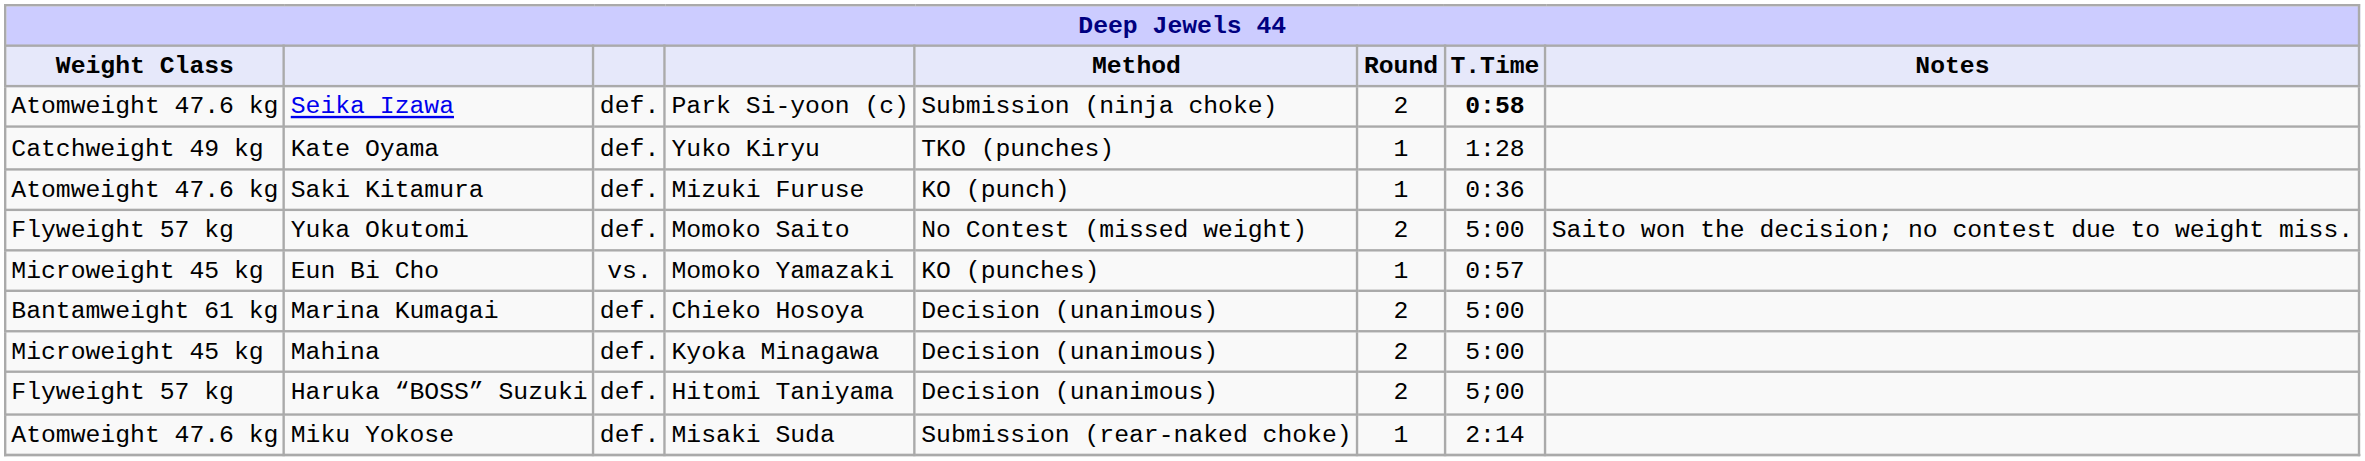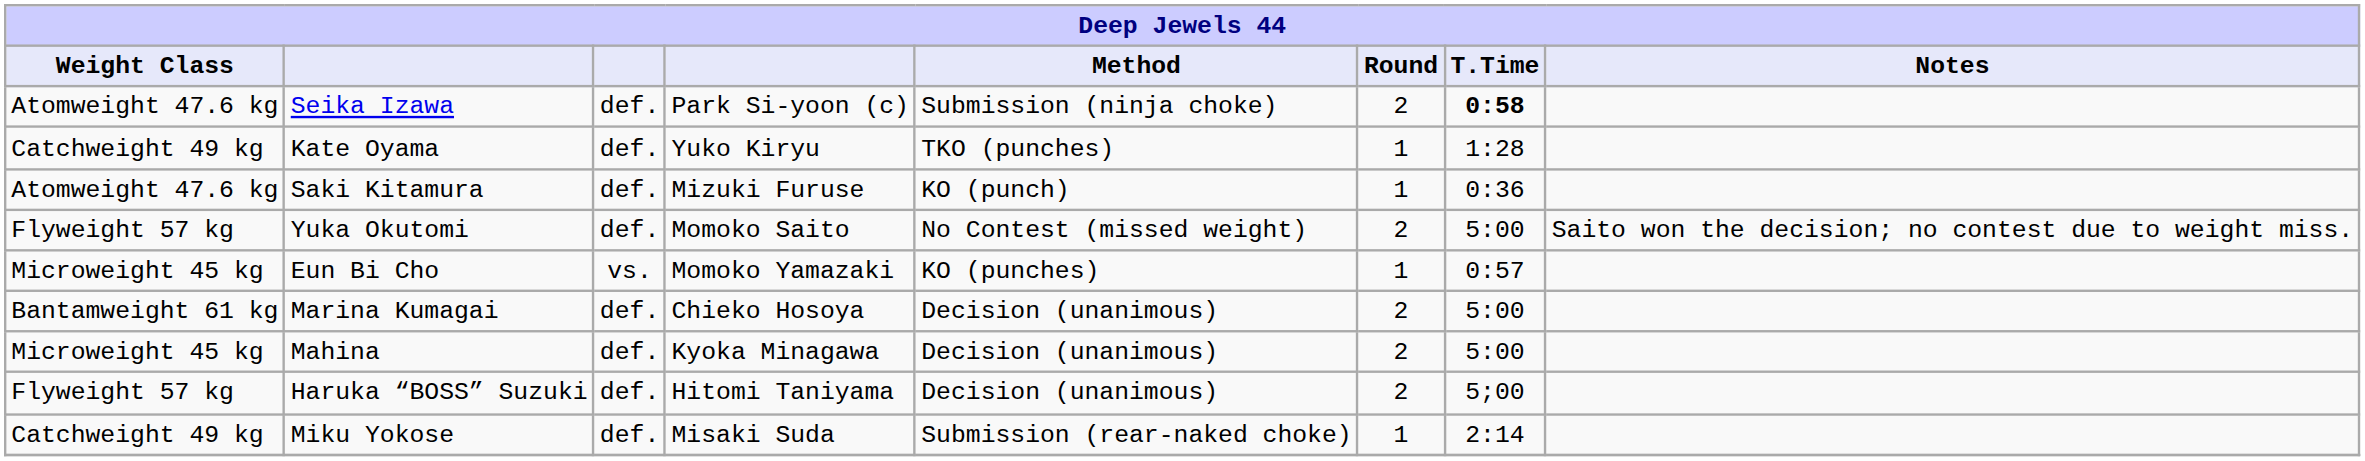(145, 434) Atomweight 47.6 kg -> (137, 434) Catchweight 49 kg
